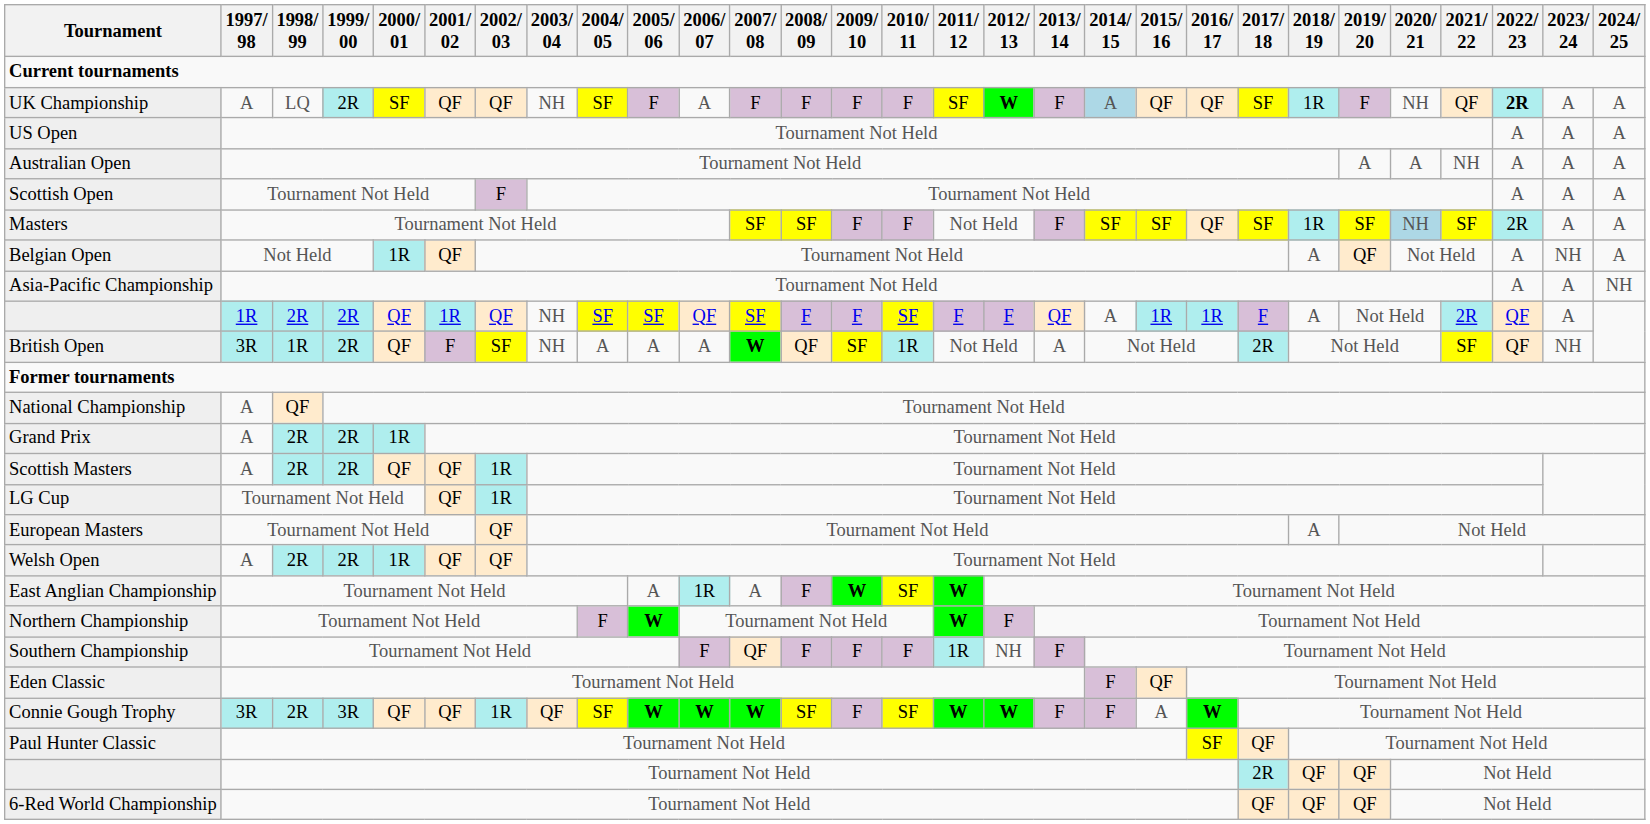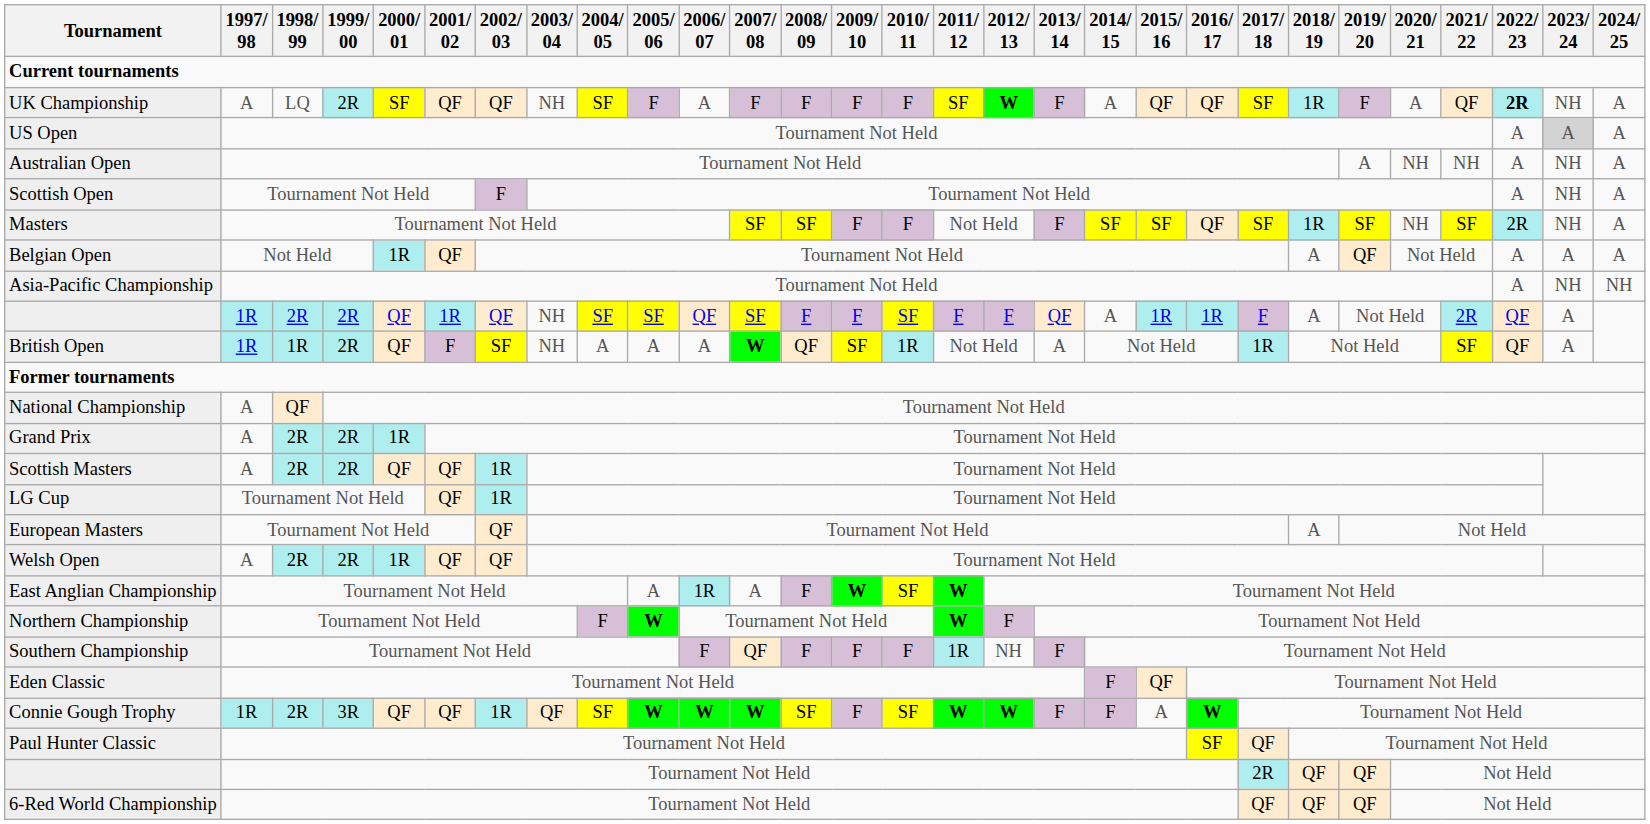(1110, 102) lightblue background -> (1110, 102) no background
(1416, 102) NH -> (1416, 102) A
(1568, 102) A -> (1568, 102) NH
(1568, 132) no background -> (1568, 132) lightgrey background
(1416, 163) A -> (1416, 163) NH
(1568, 163) A -> (1568, 163) NH
(1568, 193) A -> (1568, 193) NH
(1416, 224) lightblue background -> (1416, 224) no background
(1568, 224) A -> (1568, 224) NH
(1568, 254) NH -> (1568, 254) A
(1568, 285) A -> (1568, 285) NH
(247, 346) 3R -> (247, 346) 1R
(1263, 346) 2R -> (1263, 346) 1R
(1568, 346) NH -> (1568, 346) A
(247, 712) 3R -> (247, 712) 1R
